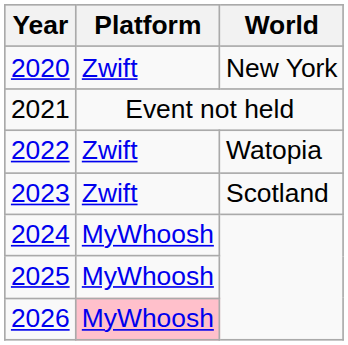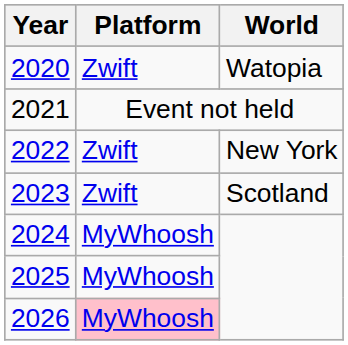(282, 67) New York -> (274, 67) Watopia
(274, 151) Watopia -> (282, 151) New York
